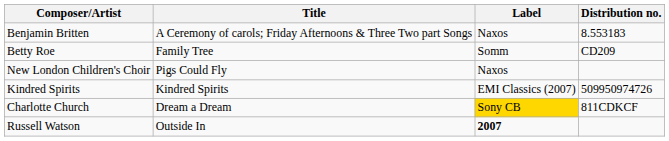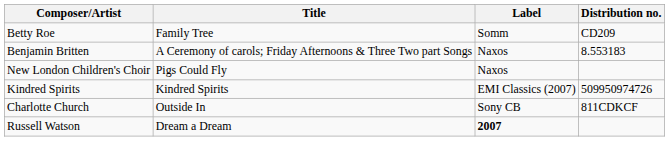rows swapped: (48, 32) <-> (31, 51)
(194, 107) Dream a Dream -> (181, 107) Outside In
(499, 107) gold background -> (499, 107) no background
(181, 126) Outside In -> (194, 126) Dream a Dream
